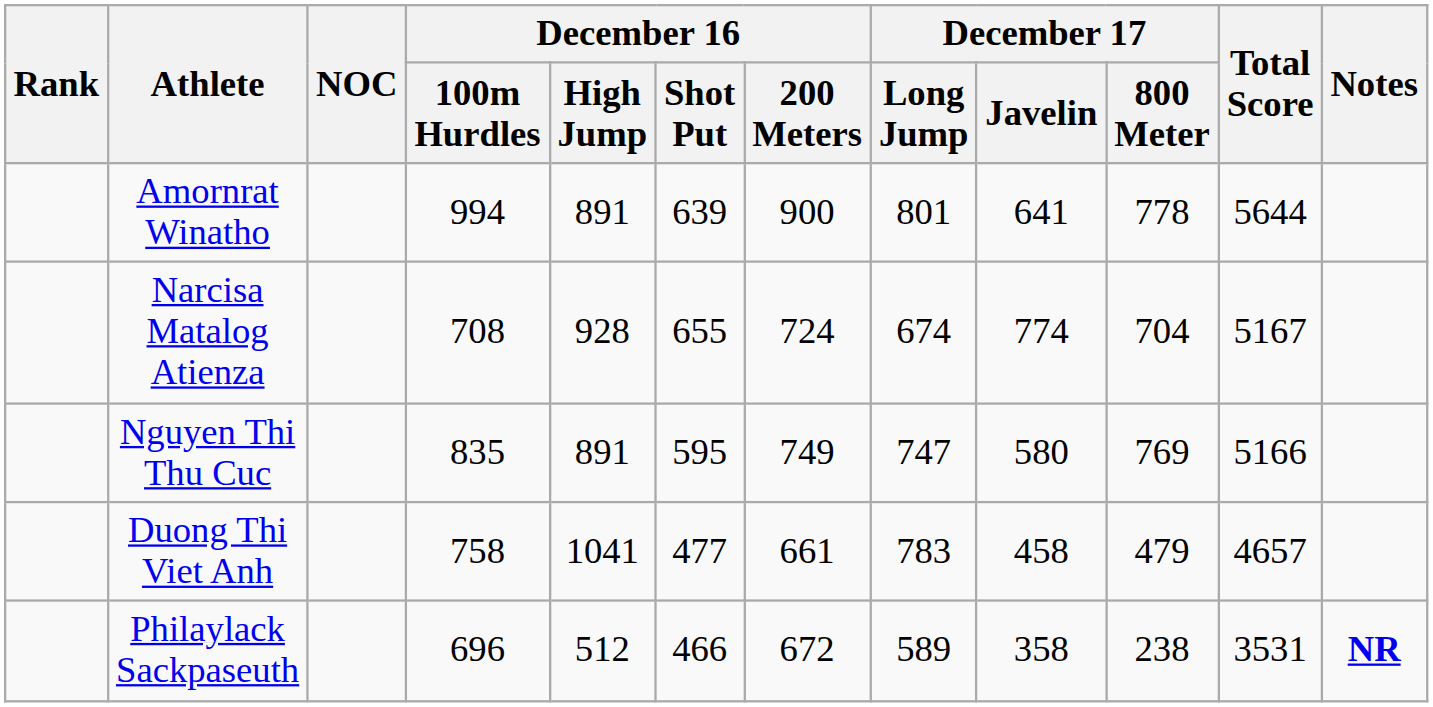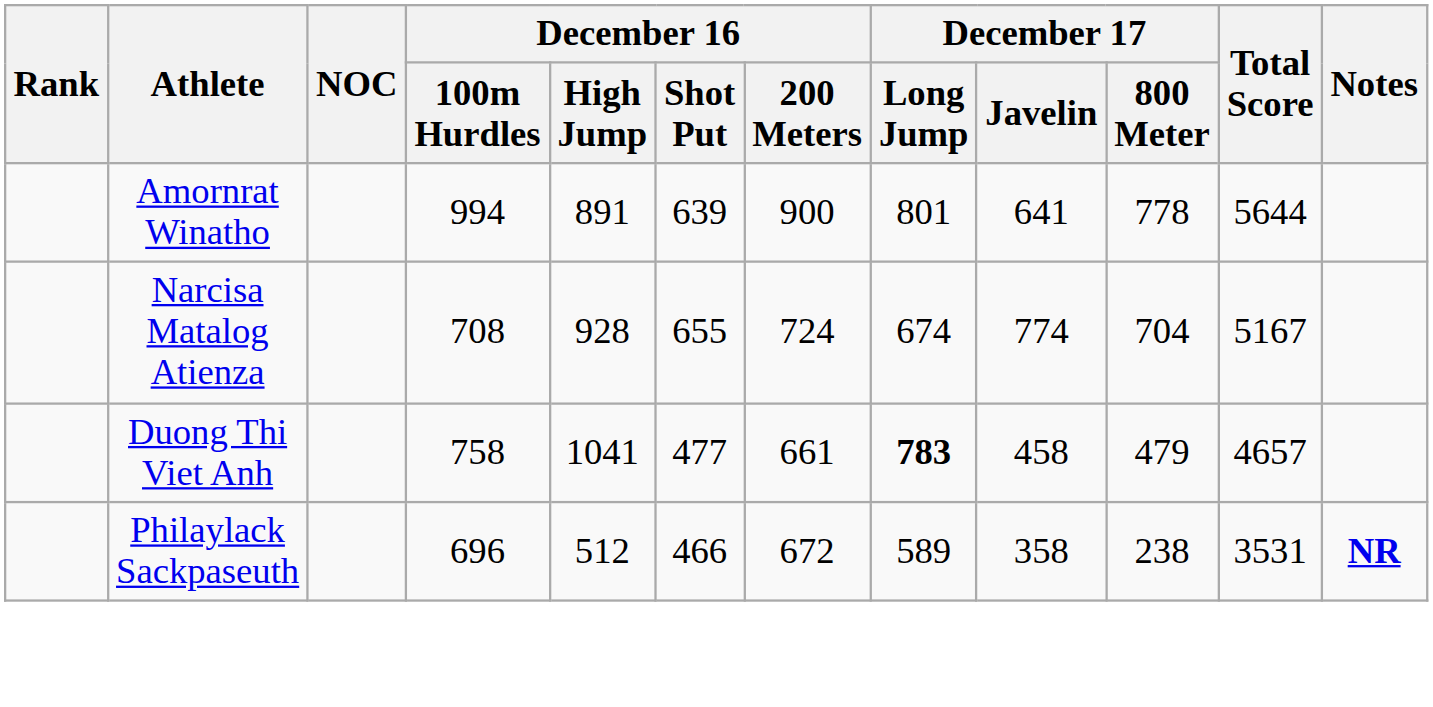- row: (208, 451)
(924, 550) normal -> (924, 451) bold
